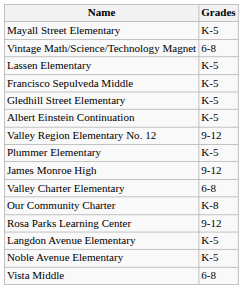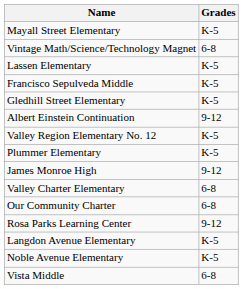(210, 118) K-5 -> (211, 118) 9-12
(211, 135) 9-12 -> (210, 135) K-5
(210, 205) K-8 -> (209, 205) 6-8
